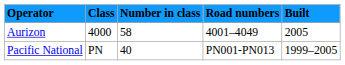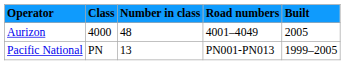(126, 32) 58 -> (126, 32) 48
(126, 50) 40 -> (126, 50) 13
